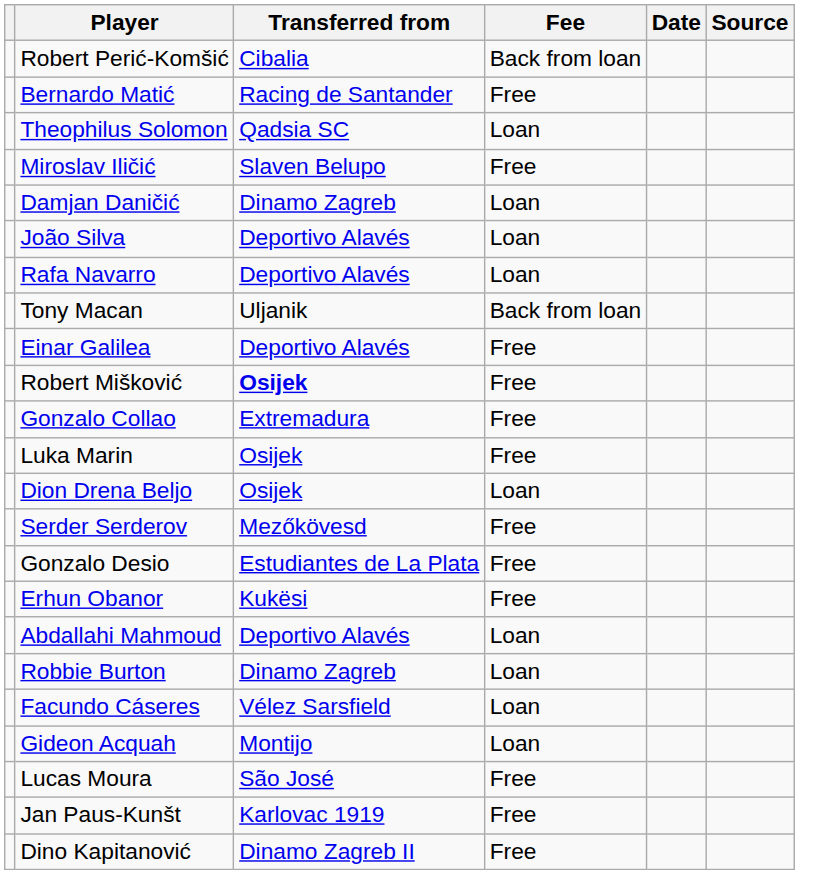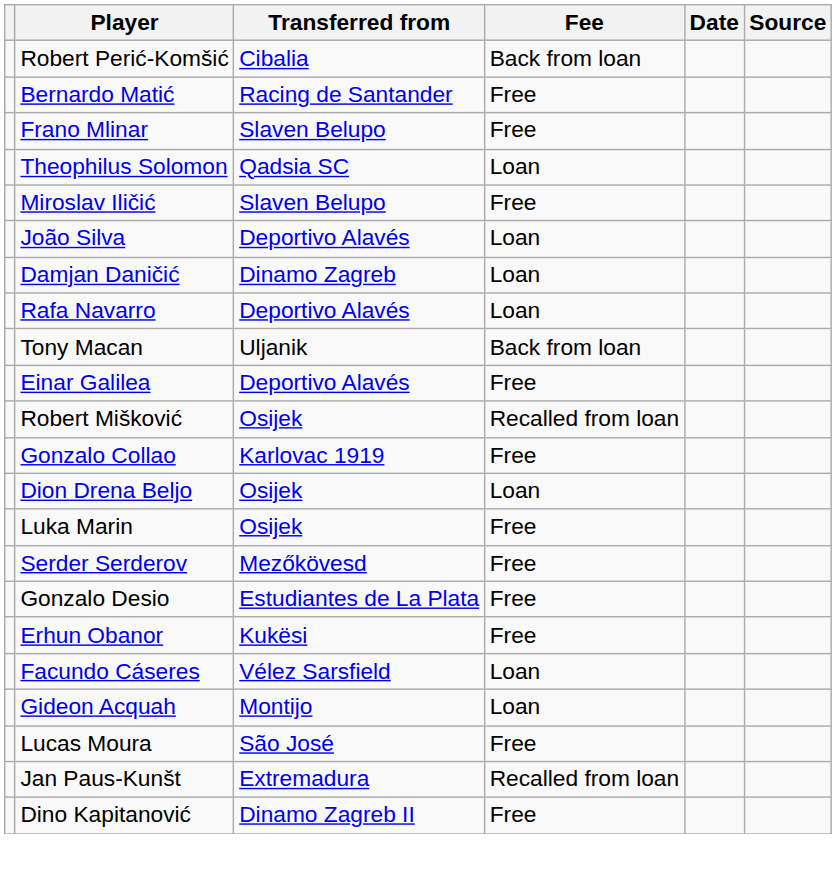+ row: (84, 130)
rows swapped: (100, 202) <-> (73, 238)
(273, 382) bold -> (271, 418) normal
(513, 382) Free -> (584, 418) Recalled from loan
(304, 418) Extremadura -> (312, 454) Karlovac 1919
rows swapped: (106, 490) <-> (77, 454)
- row: (121, 635)
- row: (93, 671)
(312, 815) Karlovac 1919 -> (304, 779) Extremadura
(513, 815) Free -> (584, 779) Recalled from loan
